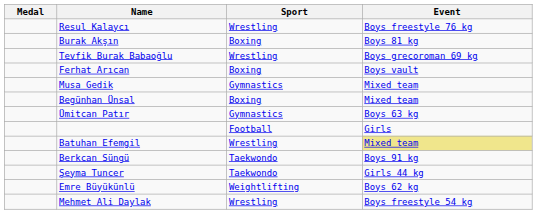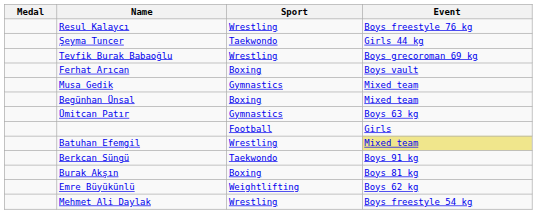rows swapped: (89, 41) <-> (91, 172)
